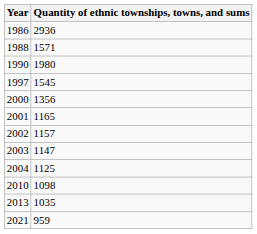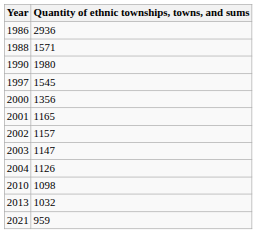(44, 168) 1125 -> (44, 168) 1126
(45, 202) 1035 -> (45, 202) 1032
